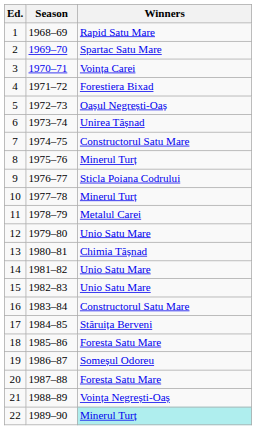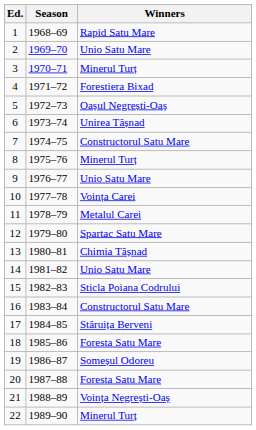(121, 50) Spartac Satu Mare -> (115, 50) Unio Satu Mare
(108, 68) Voința Carei -> (108, 68) Minerul Turț
(130, 178) Sticla Poiana Codrului -> (115, 178) Unio Satu Mare
(108, 196) Minerul Turț -> (108, 196) Voința Carei
(115, 233) Unio Satu Mare -> (121, 233) Spartac Satu Mare
(115, 288) Unio Satu Mare -> (130, 288) Sticla Poiana Codrului
(108, 416) paleturquoise background -> (108, 416) no background
